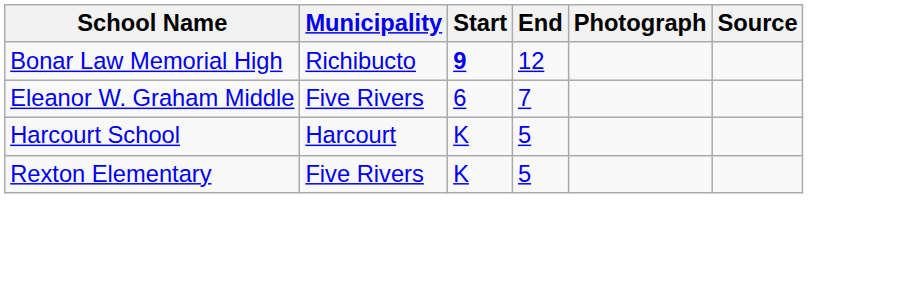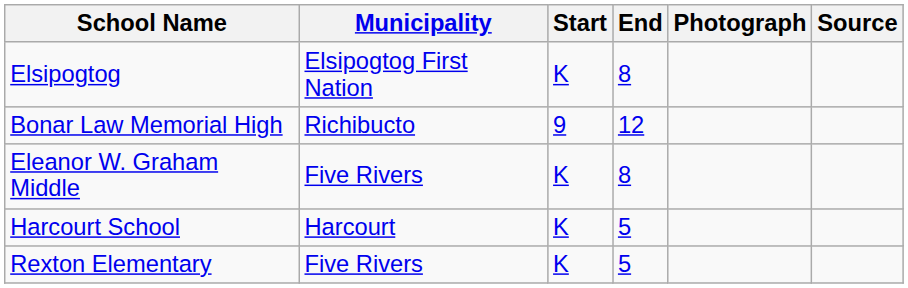+ row: (65, 74)
(460, 60) bold -> (560, 125) normal
(460, 98) 6 -> (561, 175) K
(525, 98) 7 -> (625, 175) 8
